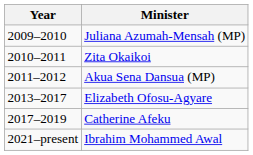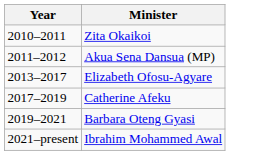- row: (165, 35)
+ row: (140, 118)
